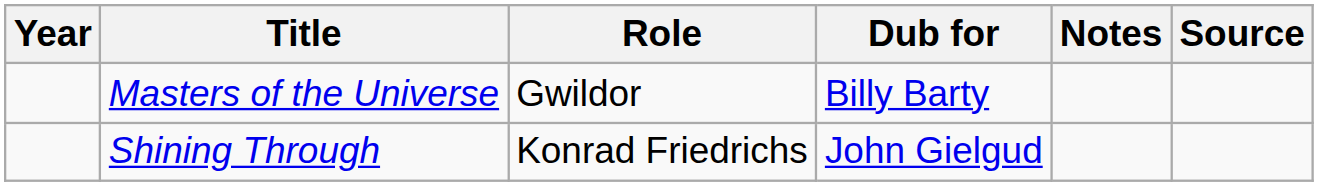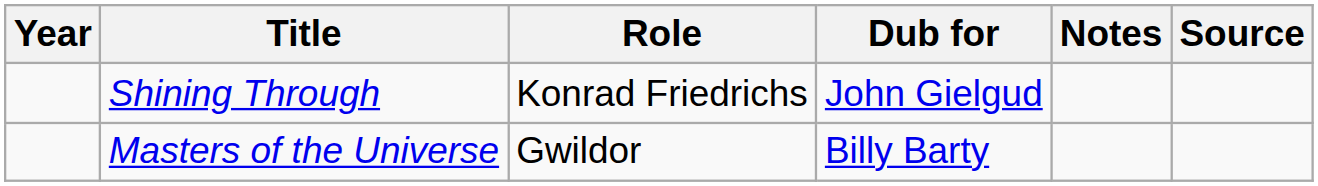rows swapped: (304, 92) <-> (244, 151)
